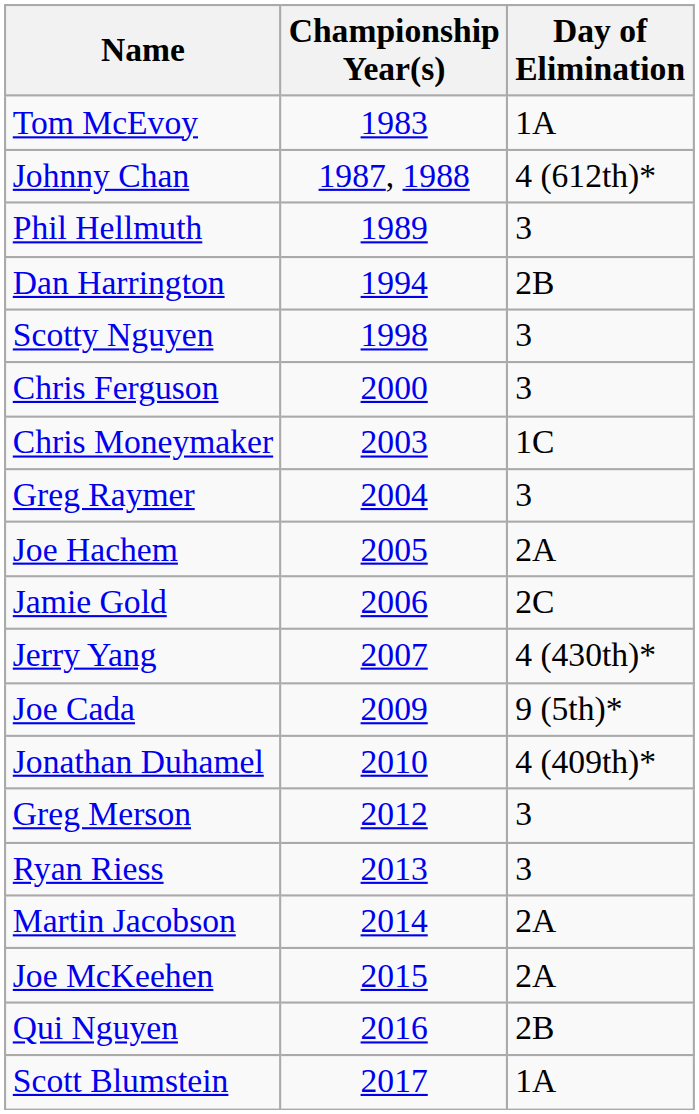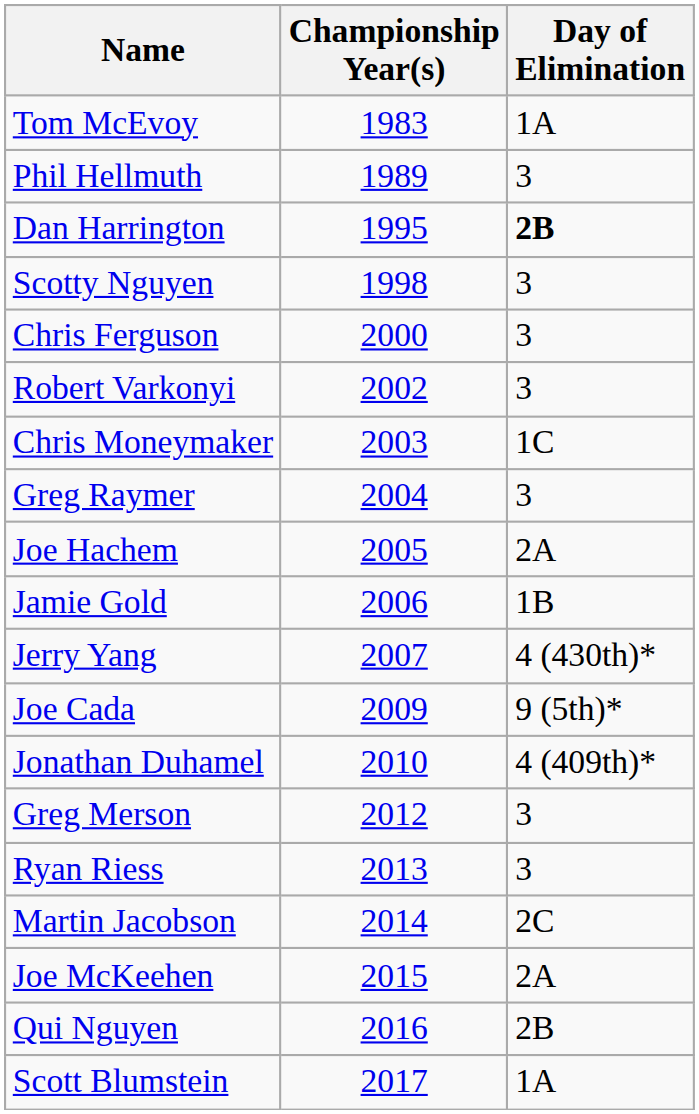- row: (101, 175)
(394, 282) 1994 -> (394, 228) 1995
(535, 282) normal -> (535, 228) bold
+ row: (124, 388)
(535, 601) 2C -> (535, 601) 1B
(536, 921) 2A -> (535, 921) 2C
